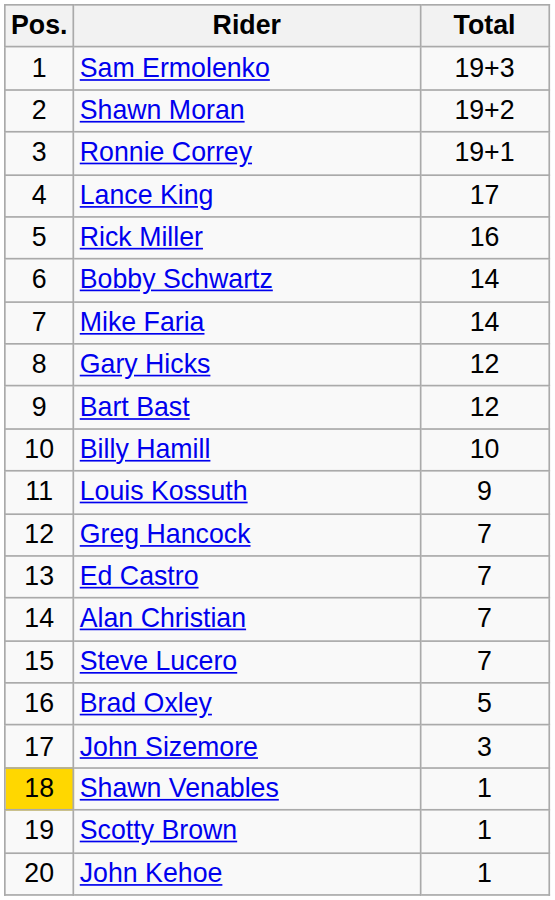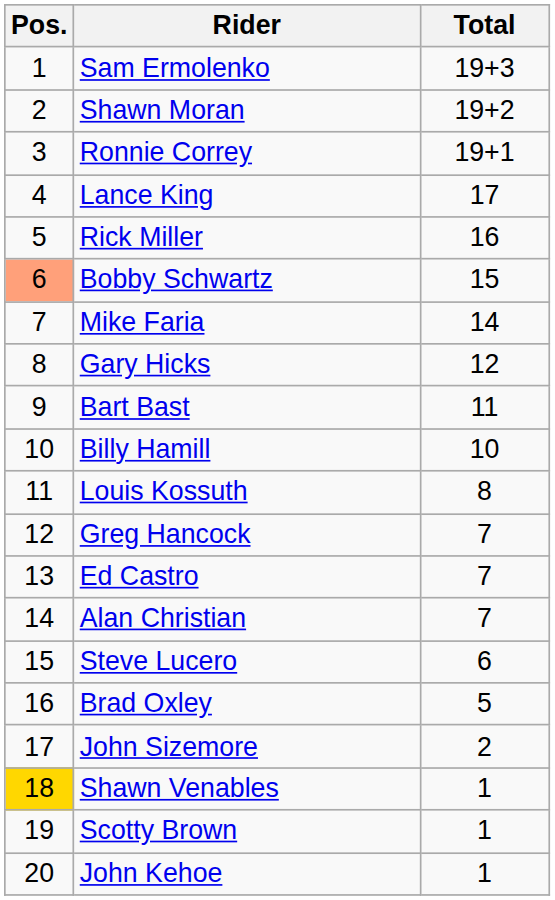(39, 279) no background -> (39, 279) lightsalmon background
(485, 279) 14 -> (485, 279) 15
(485, 407) 12 -> (485, 407) 11
(485, 491) 9 -> (485, 491) 8
(485, 661) 7 -> (485, 661) 6
(485, 746) 3 -> (485, 746) 2
